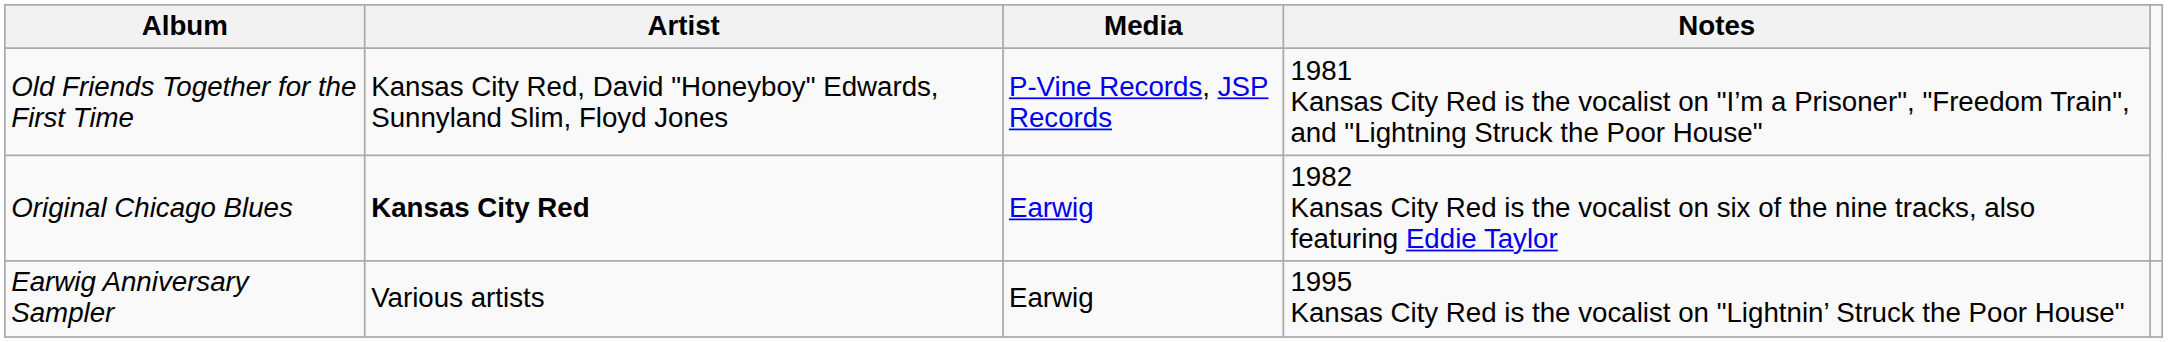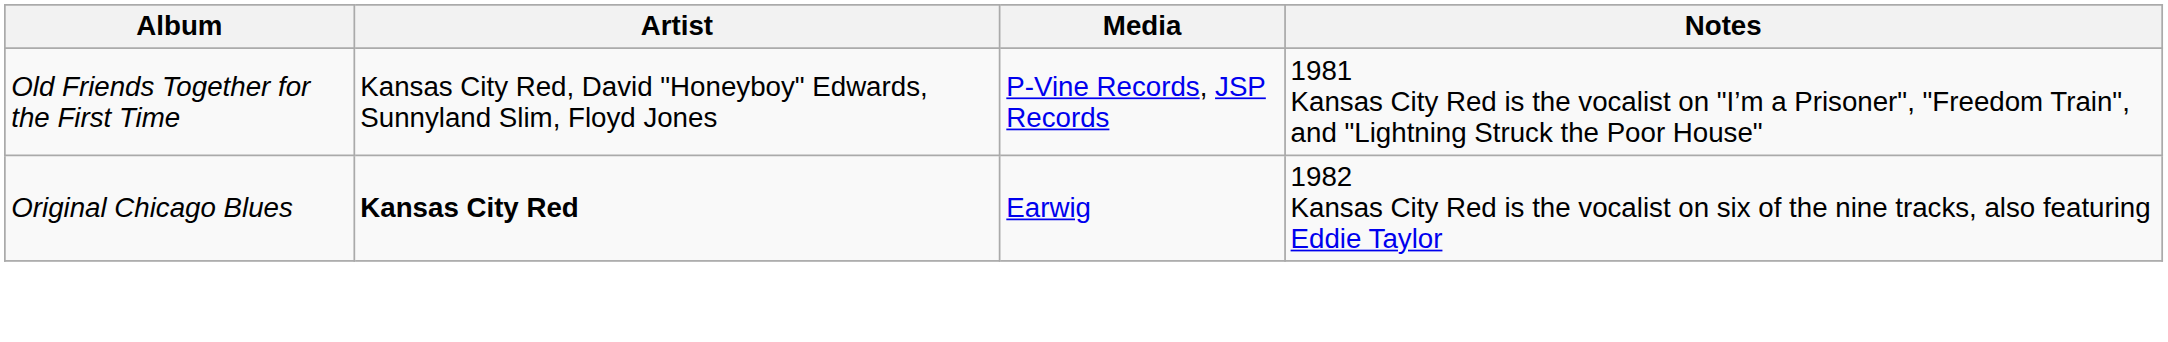- row: (130, 298)
